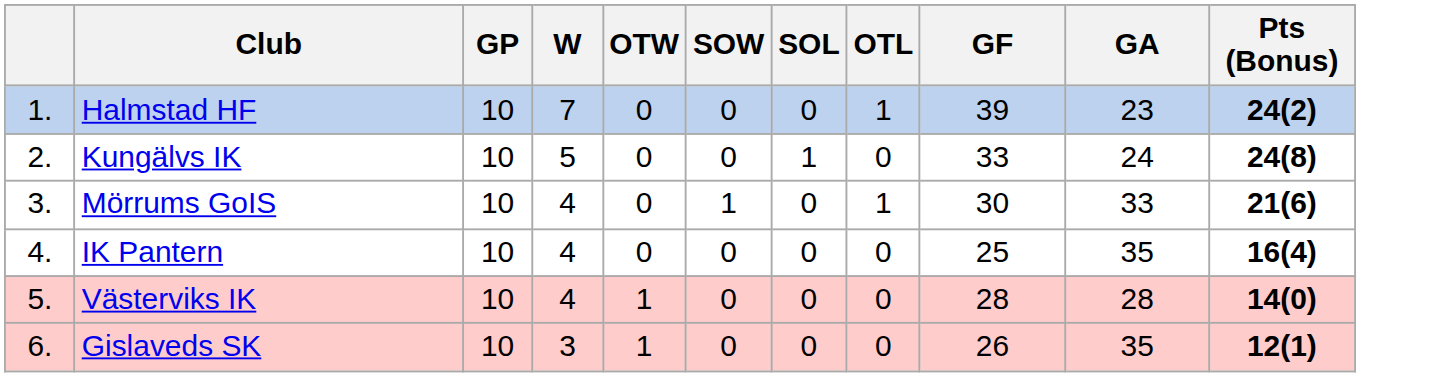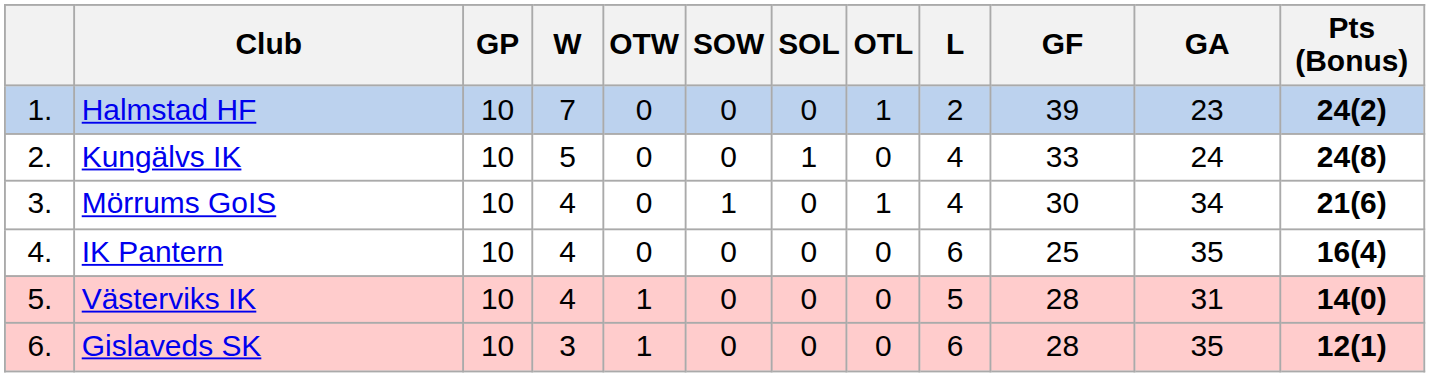+ column: (955, 45)
(1137, 204) 33 -> (1207, 204) 34
(1137, 299) 28 -> (1207, 299) 31
(993, 346) 26 -> (1062, 346) 28
